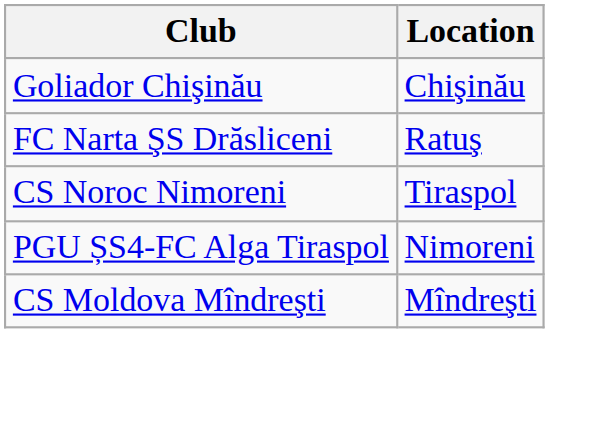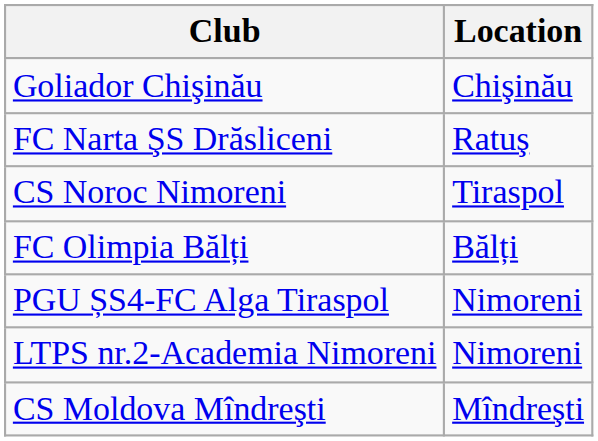+ row: (131, 246)
+ row: (225, 354)
